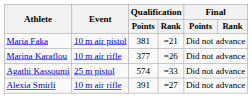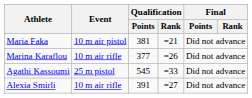(143, 71) 574 -> (143, 71) 545
